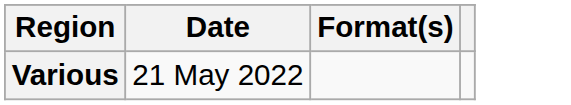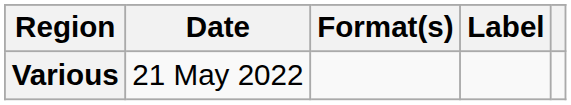+ column: (506, 27)
